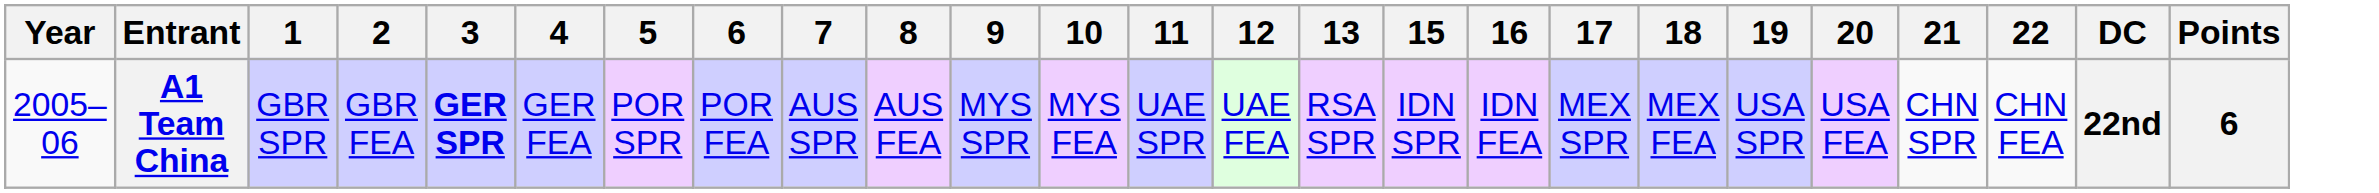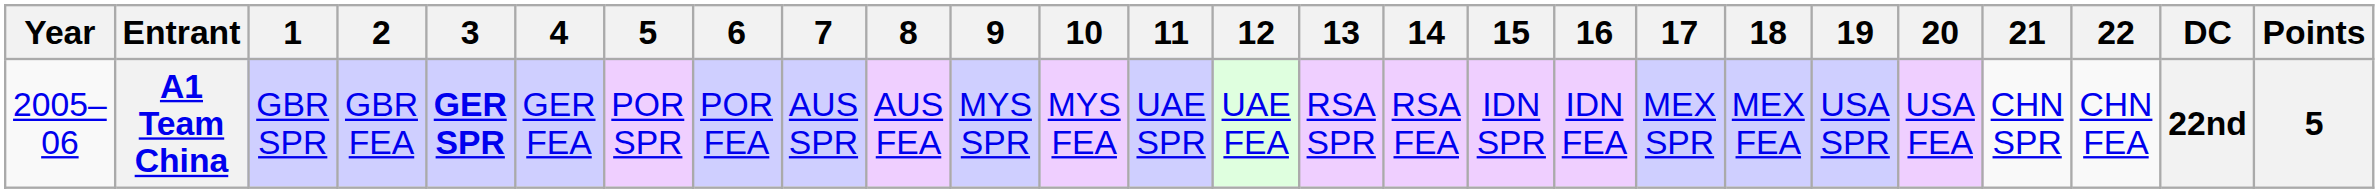+ column: (1426, 32)
(2229, 123) 6 -> (2314, 123) 5
